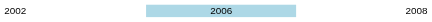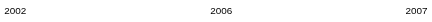(221, 11) lightblue background -> (221, 11) no background
(417, 11) 2008 -> (417, 11) 2007
